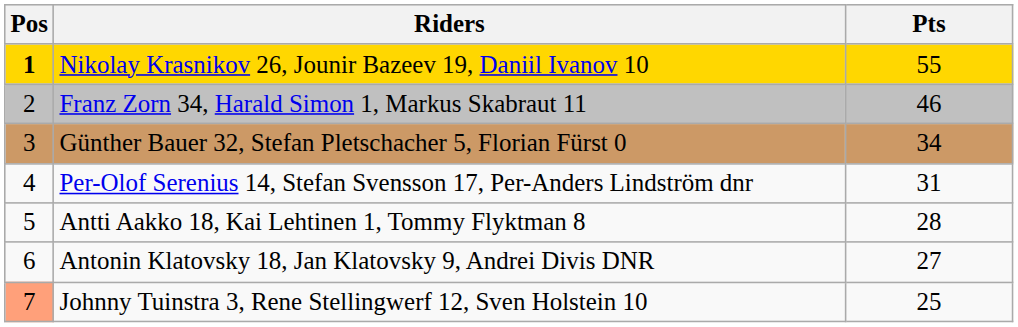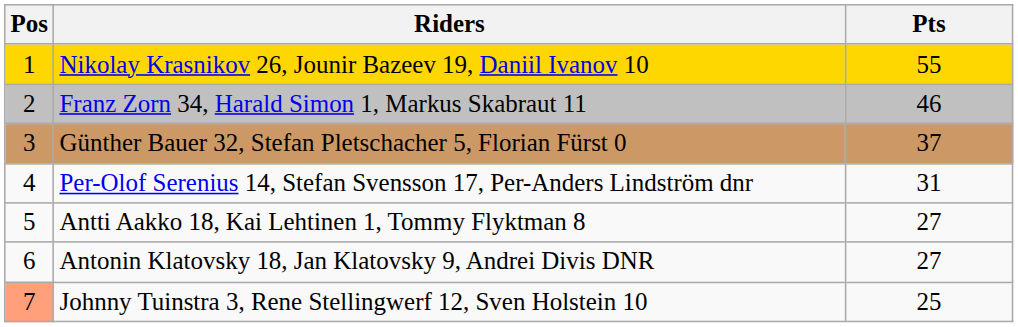(29, 63) bold -> (29, 63) normal
(929, 143) 34 -> (929, 143) 37
(929, 222) 28 -> (929, 222) 27
